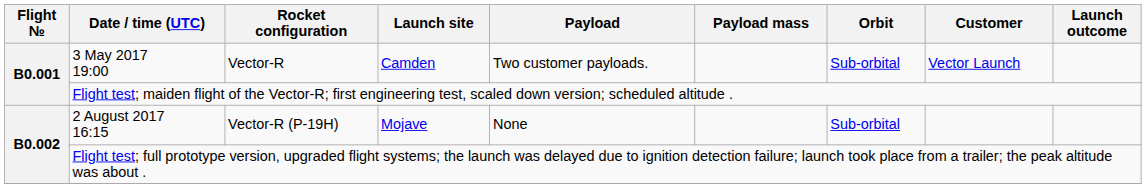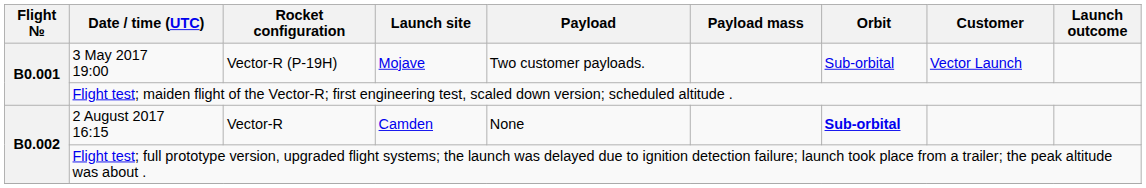(256, 63) Vector-R -> (282, 63) Vector-R (P-19H)
(408, 63) Camden -> (402, 63) Mojave
(283, 124) Vector-R (P-19H) -> (255, 124) Vector-R
(404, 124) Mojave -> (406, 124) Camden
(865, 124) normal -> (863, 124) bold
